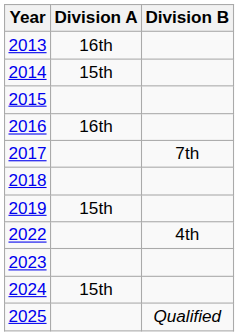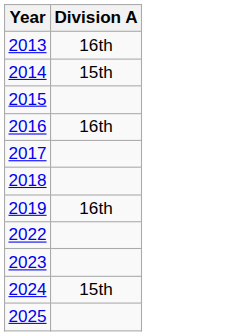- column: (187, 18)
(96, 208) 15th -> (96, 208) 16th
